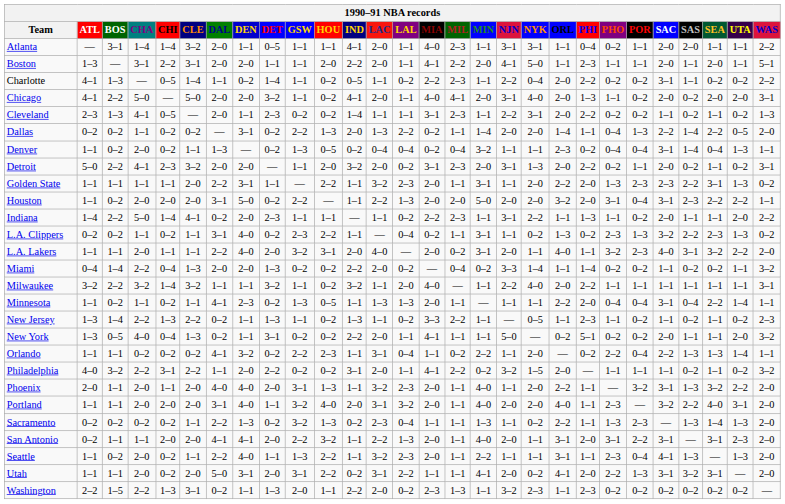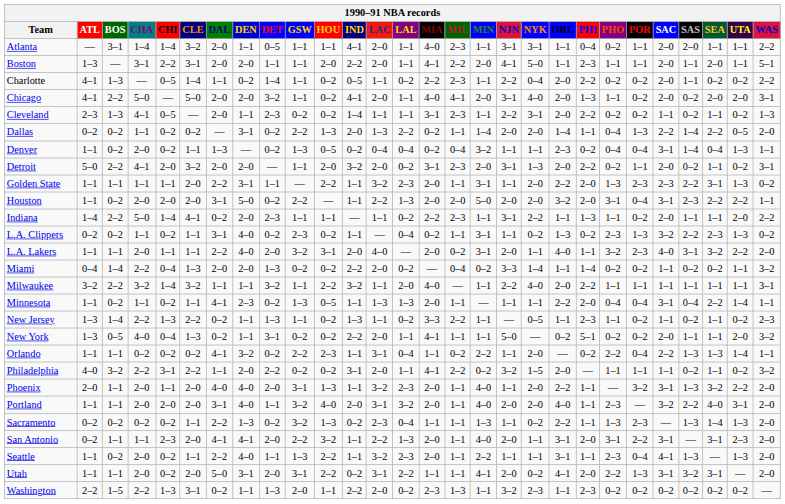(666, 81) 3–1 -> (666, 81) 2–0
(168, 166) 2–3 -> (168, 166) 2–0
(328, 234) 2–2 -> (328, 234) 0–2
(328, 285) 0–2 -> (328, 285) 2–2
(168, 439) 2–0 -> (168, 439) 2–3
